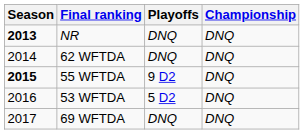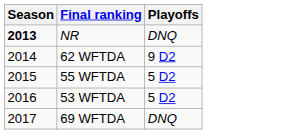- column: (251, 14)
(162, 56) DNQ -> (162, 56) 9 D2
(22, 77) bold -> (22, 77) normal
(162, 77) 9 D2 -> (162, 77) 5 D2
